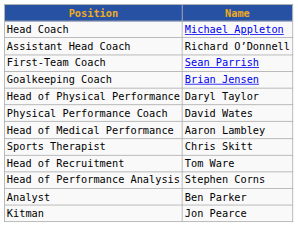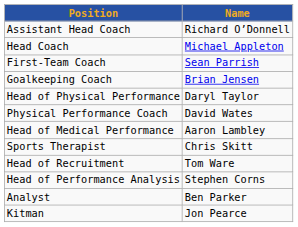rows swapped: (38, 30) <-> (69, 46)
